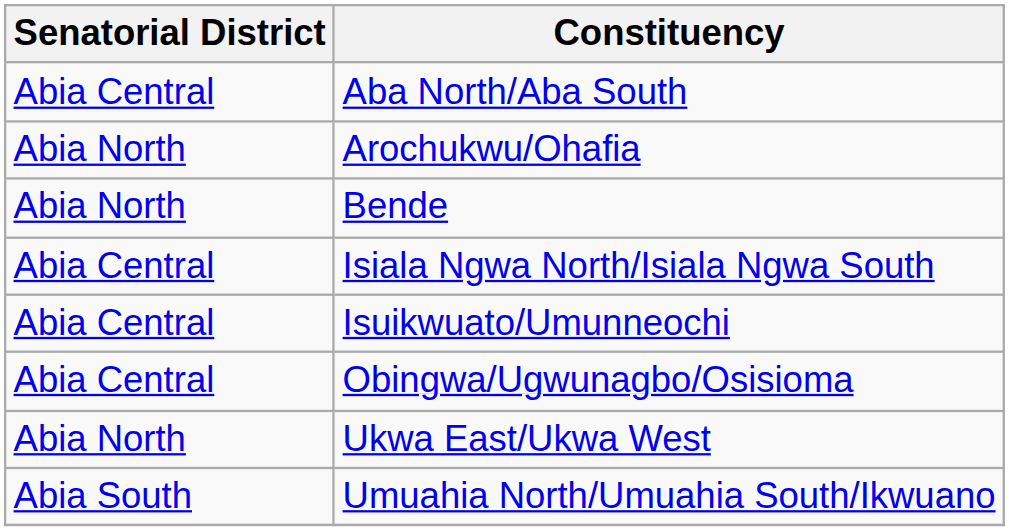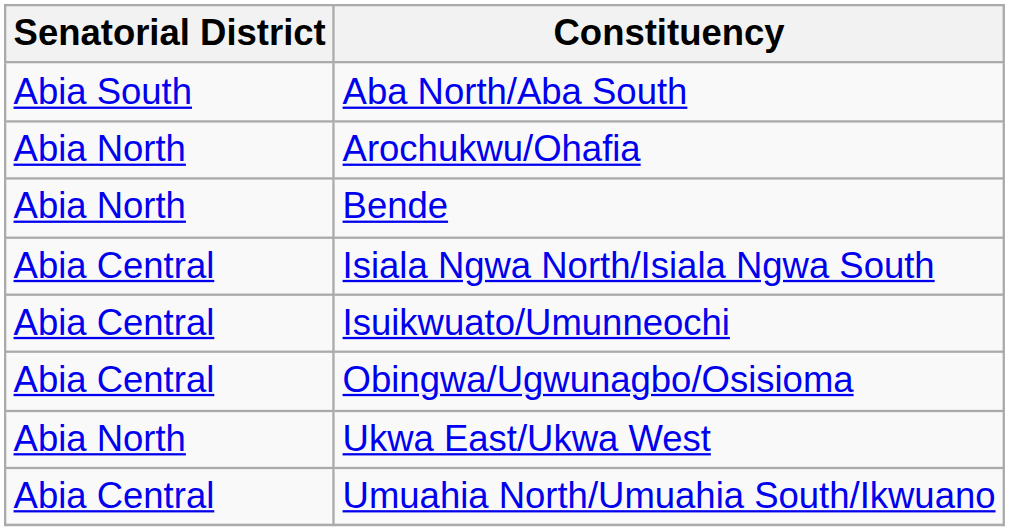(114, 91) Abia Central -> (103, 91) Abia South
(103, 496) Abia South -> (114, 496) Abia Central
